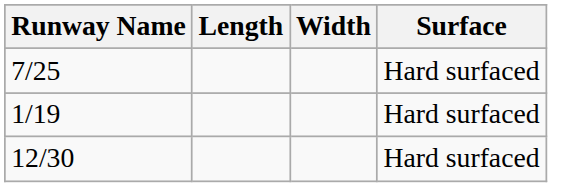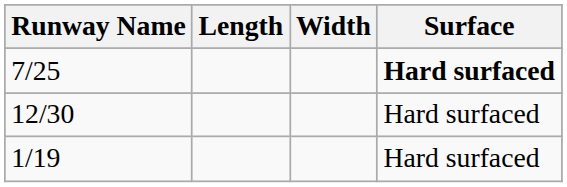(462, 70) normal -> (469, 70) bold
rows swapped: (43, 158) <-> (36, 114)
